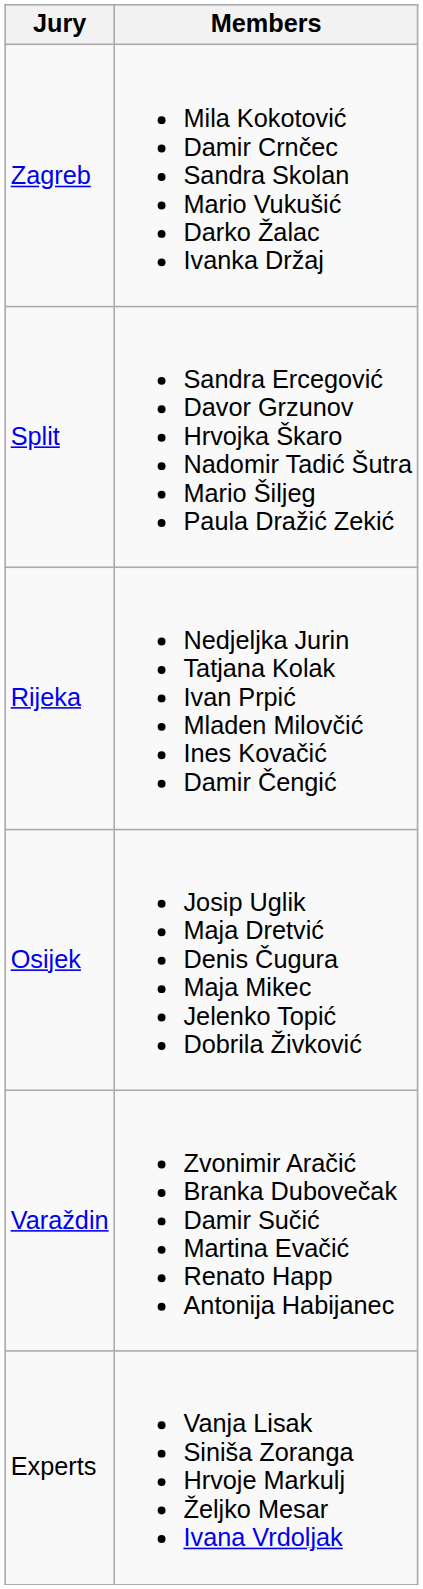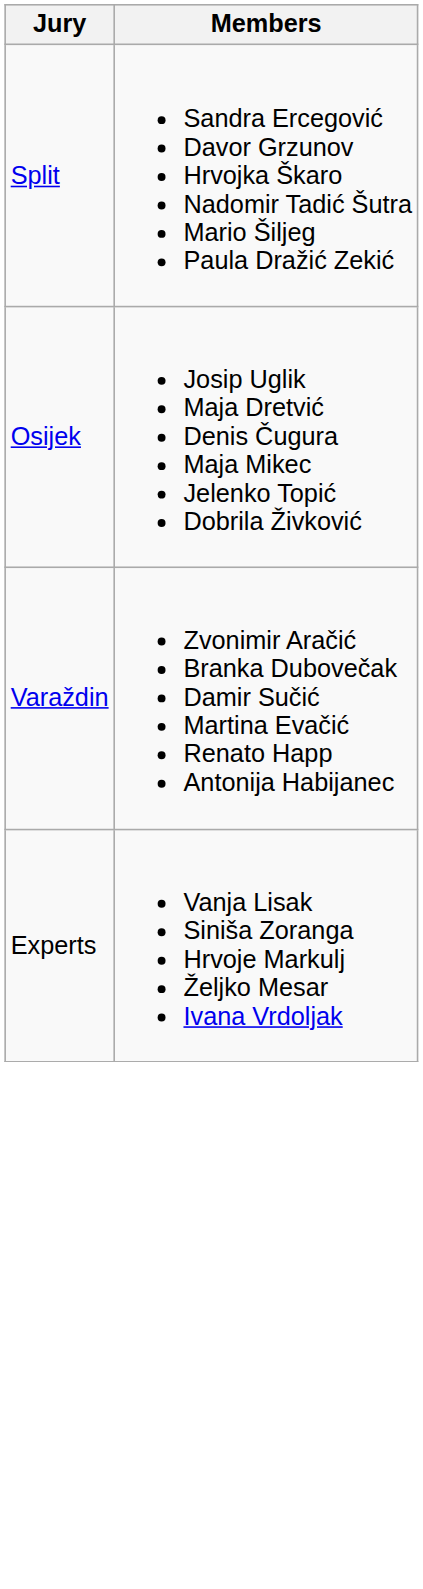- row: (51, 175)
- row: (46, 697)
